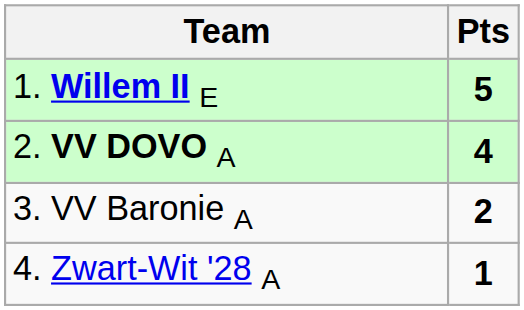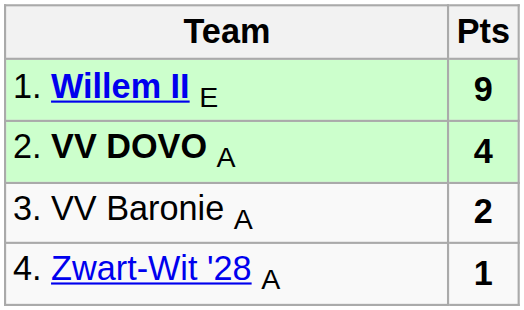(483, 89) 5 -> (483, 89) 9
